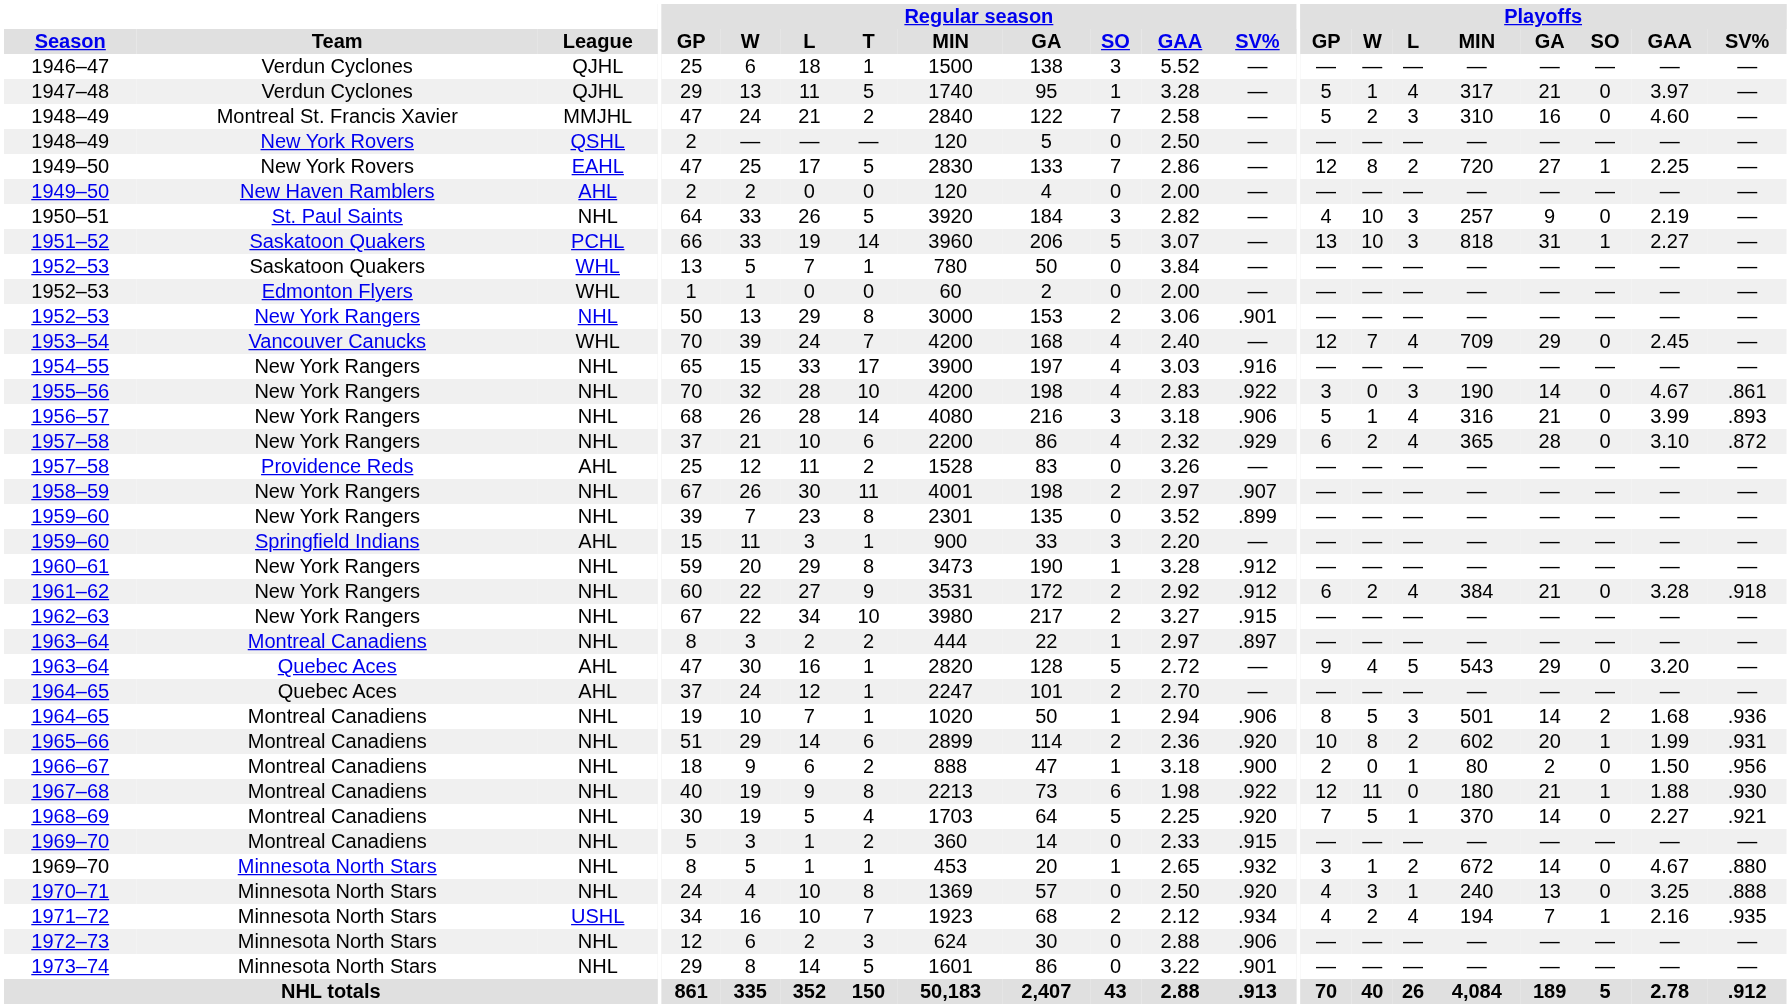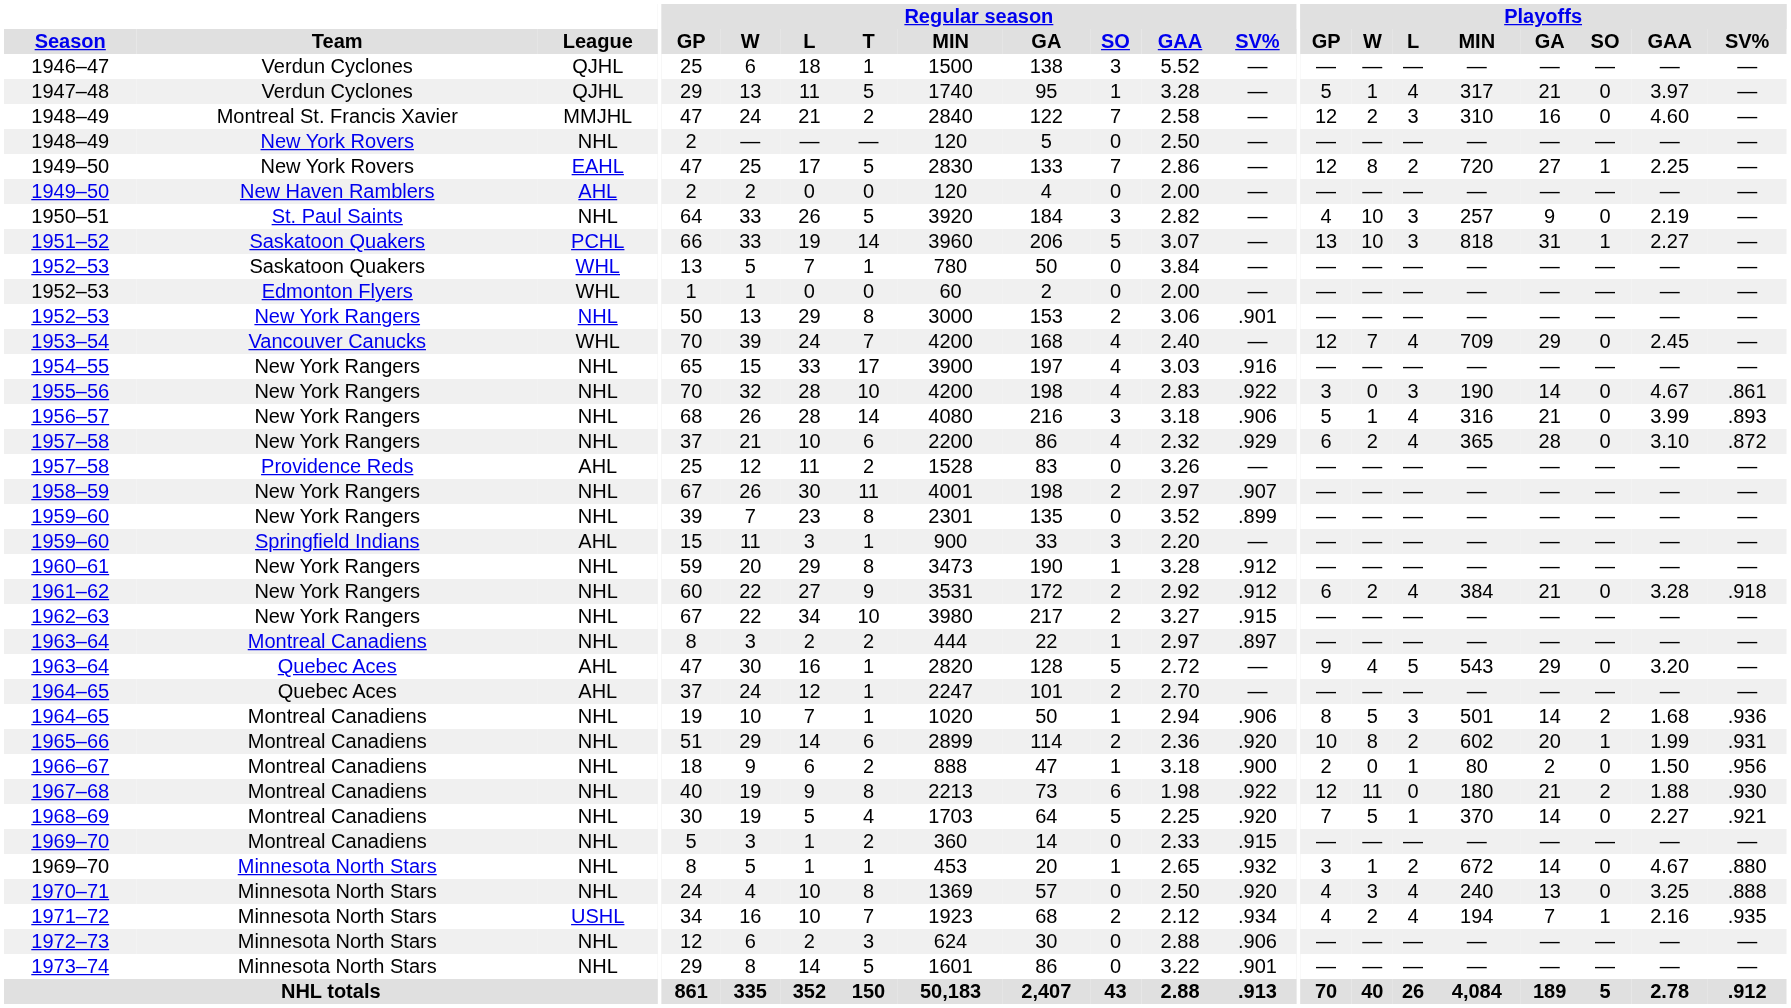(1326, 116) 5 -> (1326, 116) 12
(598, 141) QSHL -> (598, 141) NHL
(1605, 791) 1 -> (1605, 791) 2
(1413, 891) 1 -> (1413, 891) 4
